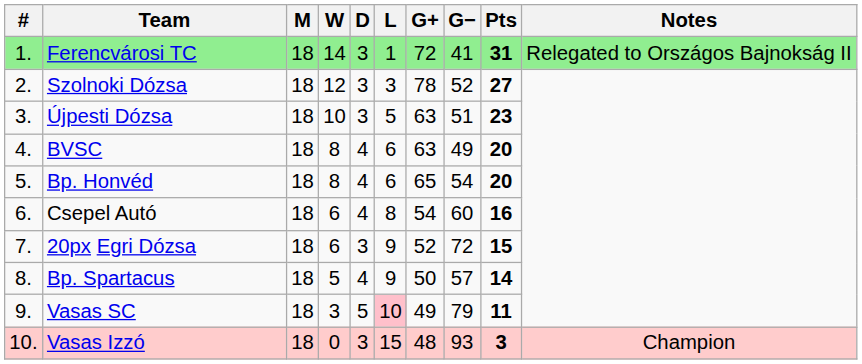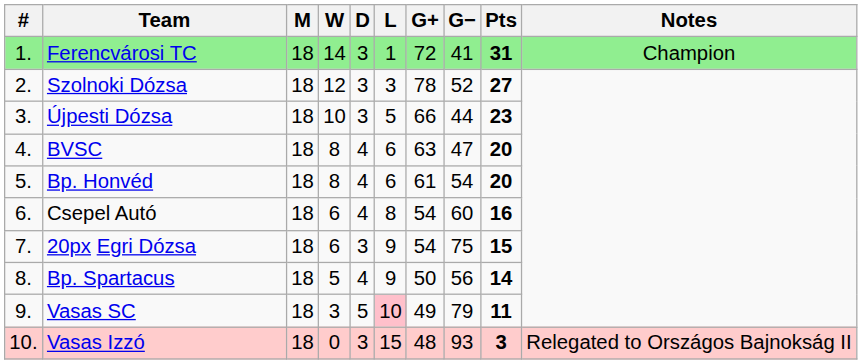(689, 52) Relegated to Országos Bajnokság II -> (689, 52) Champion
(425, 117) 63 -> (425, 117) 66
(462, 117) 51 -> (462, 117) 44
(462, 149) 49 -> (462, 149) 47
(425, 181) 65 -> (425, 181) 61
(425, 246) 52 -> (425, 246) 54
(462, 246) 72 -> (462, 246) 75
(462, 278) 57 -> (462, 278) 56
(689, 342) Champion -> (689, 342) Relegated to Országos Bajnokság II
